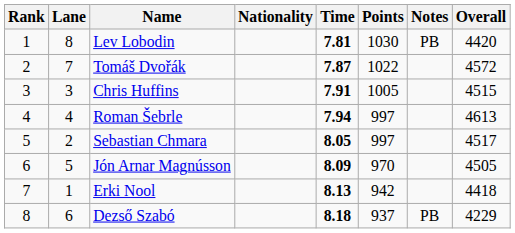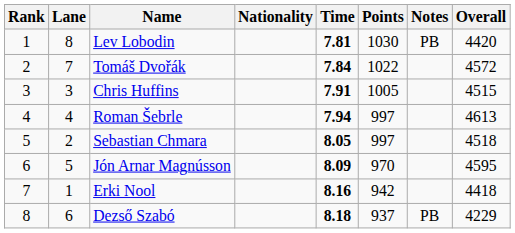(337, 66) 7.87 -> (337, 66) 7.84
(481, 141) 4517 -> (481, 141) 4518
(481, 166) 4505 -> (481, 166) 4595
(337, 191) 8.13 -> (337, 191) 8.16
